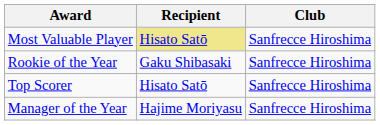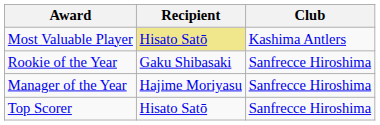(310, 39) Sanfrecce Hiroshima -> (297, 39) Kashima Antlers
rows swapped: (67, 108) <-> (40, 85)
